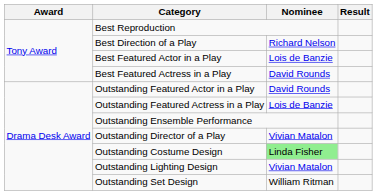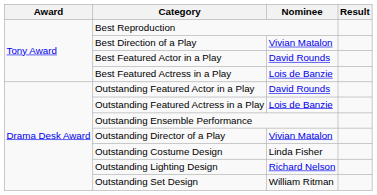(302, 43) Richard Nelson -> (301, 43) Vivian Matalon
(301, 58) Lois de Banzie -> (299, 58) David Rounds
(299, 74) David Rounds -> (301, 74) Lois de Banzie
(296, 151) lightgreen background -> (296, 151) no background
(301, 167) Vivian Matalon -> (302, 167) Richard Nelson
